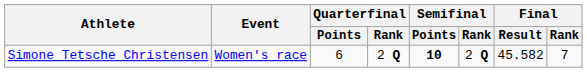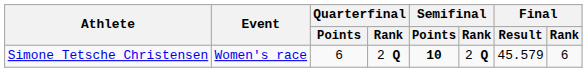(521, 56) 45.582 -> (521, 56) 45.579
(564, 56) 7 -> (564, 56) 6
